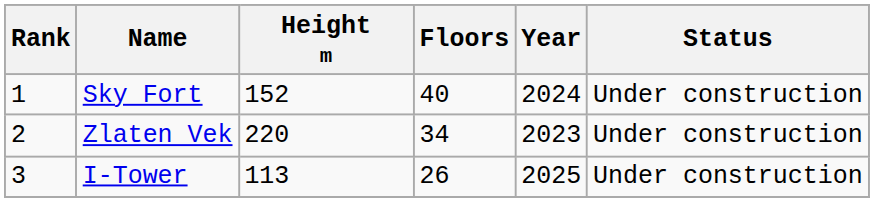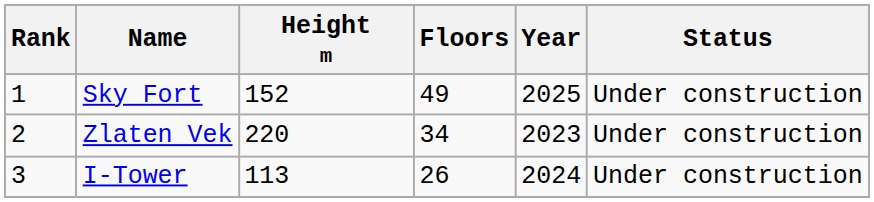(434, 95) 40 -> (434, 95) 49
(551, 95) 2024 -> (551, 95) 2025
(551, 176) 2025 -> (551, 176) 2024
